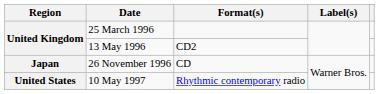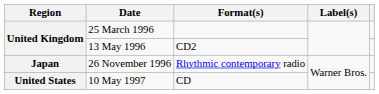(183, 64) CD -> (241, 64) Rhythmic contemporary radio
(241, 81) Rhythmic contemporary radio -> (183, 81) CD
